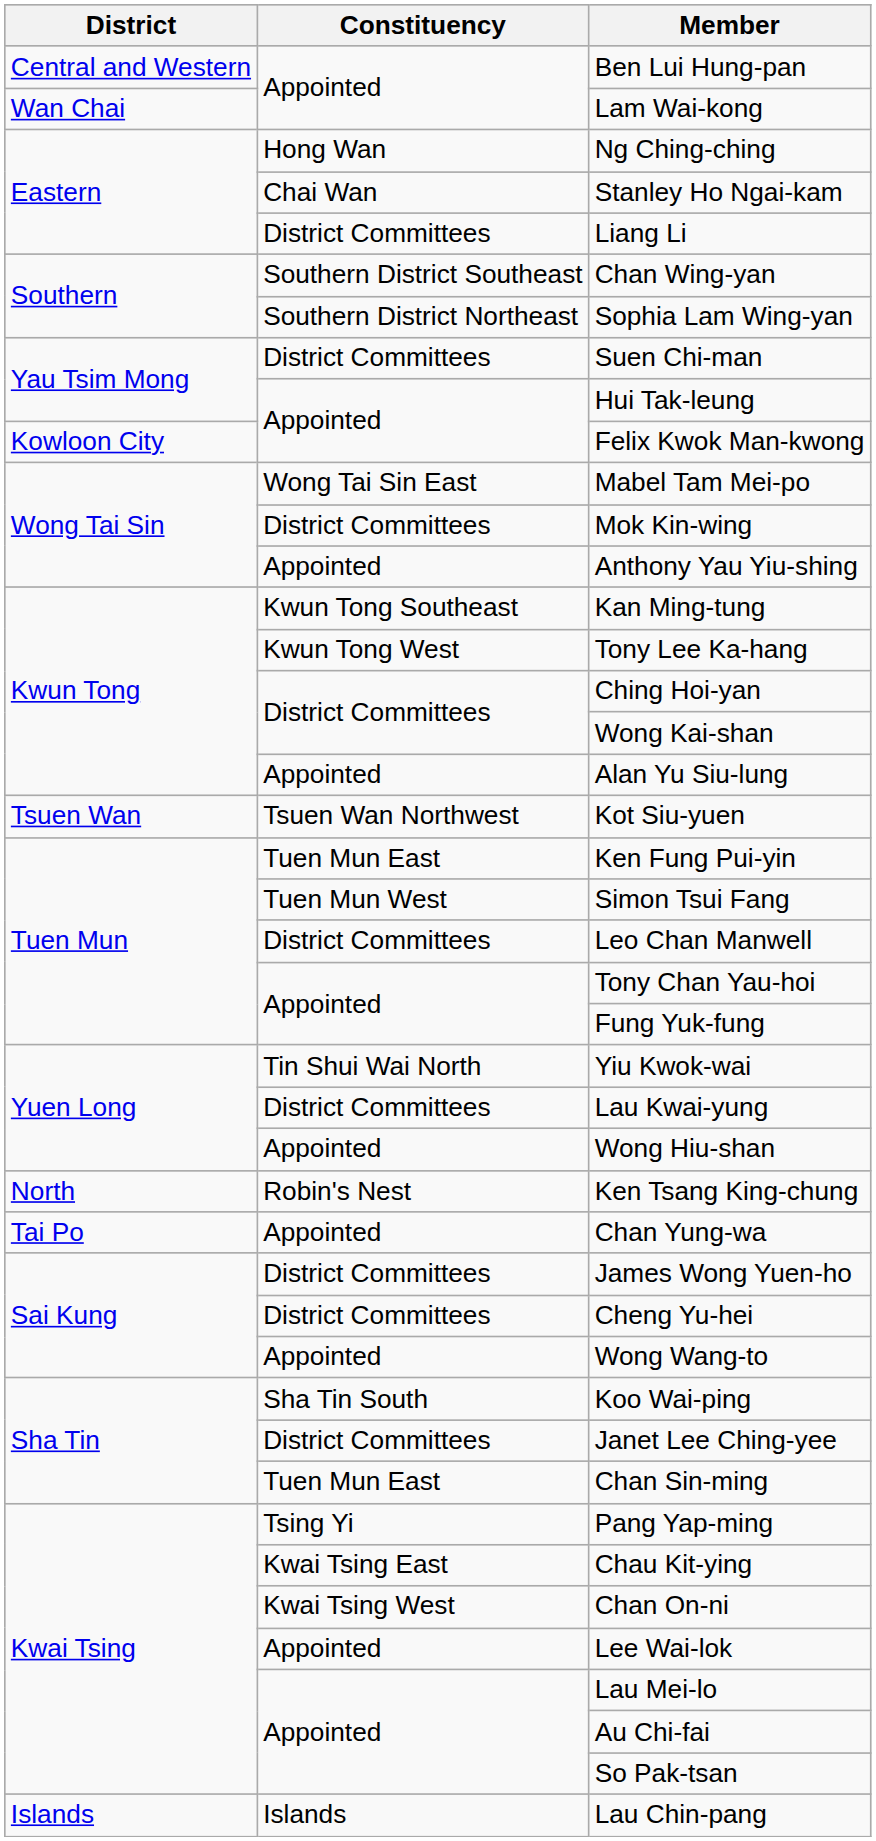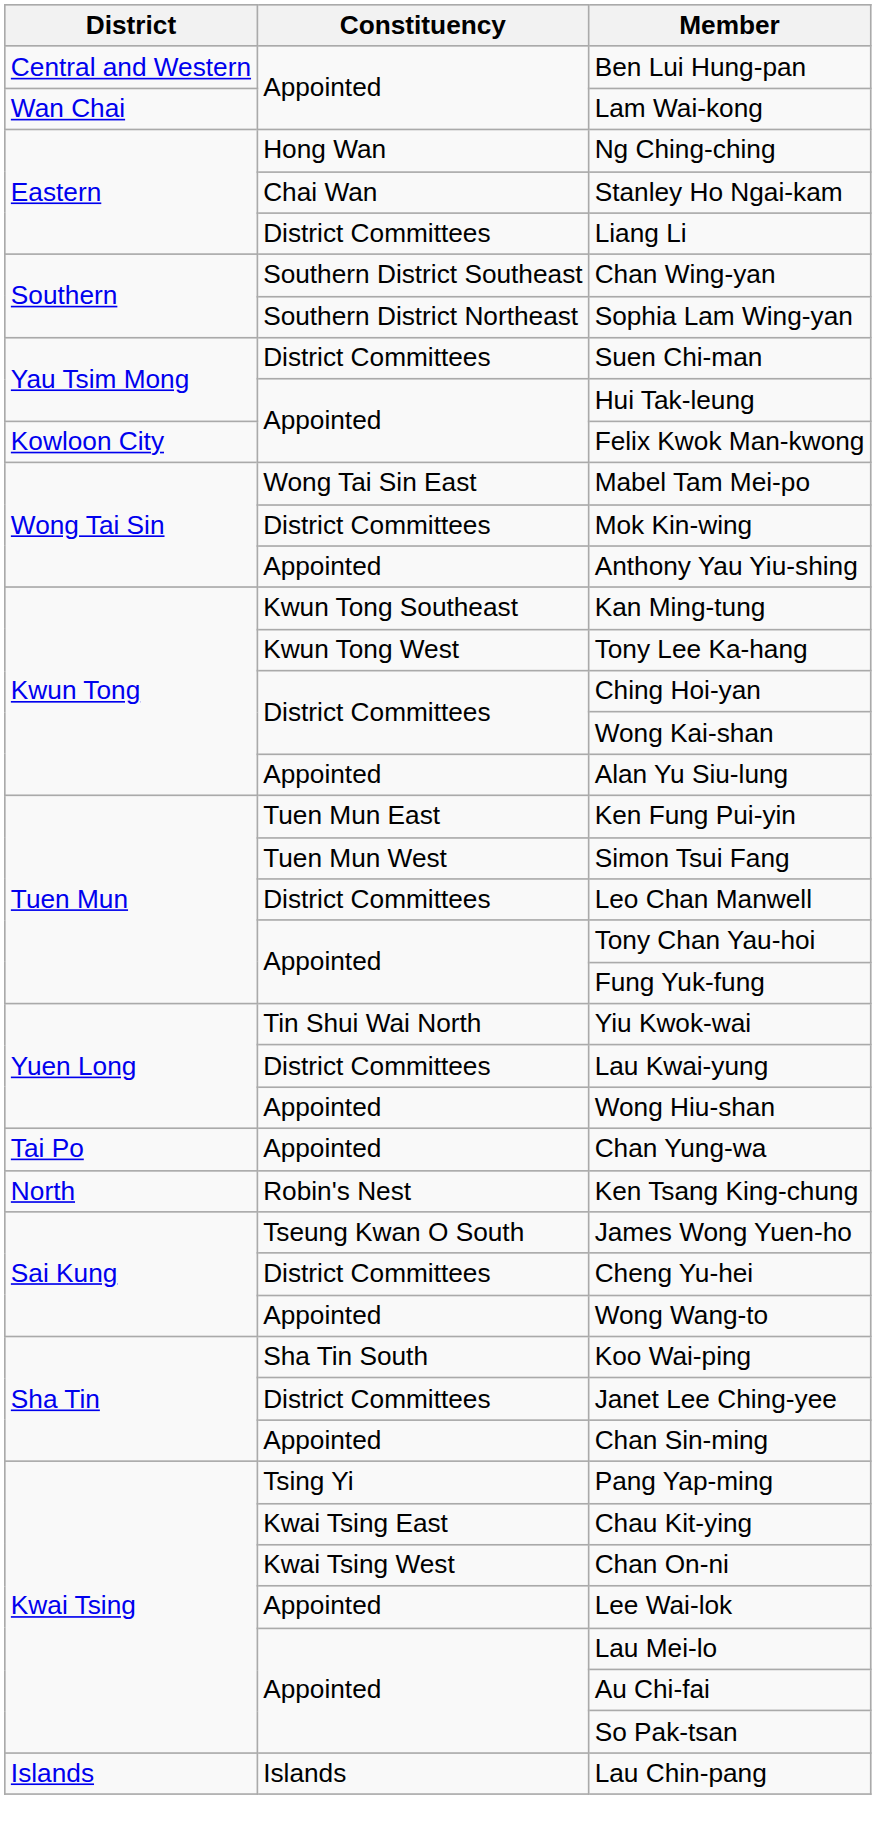- row: (670, 815)
rows swapped: (726, 1190) <-> (680, 1232)
(377, 1273) District Committees -> (394, 1232) Tseung Kwan O South
(352, 1481) Tuen Mun East -> (322, 1440) Appointed
